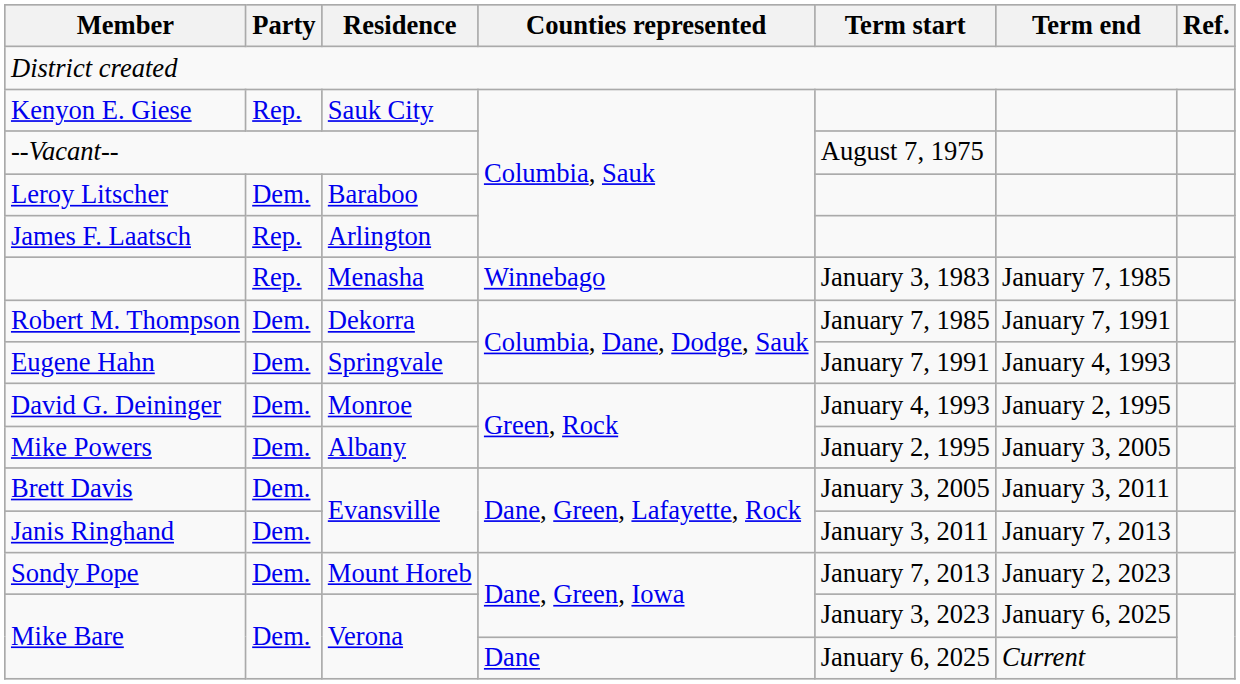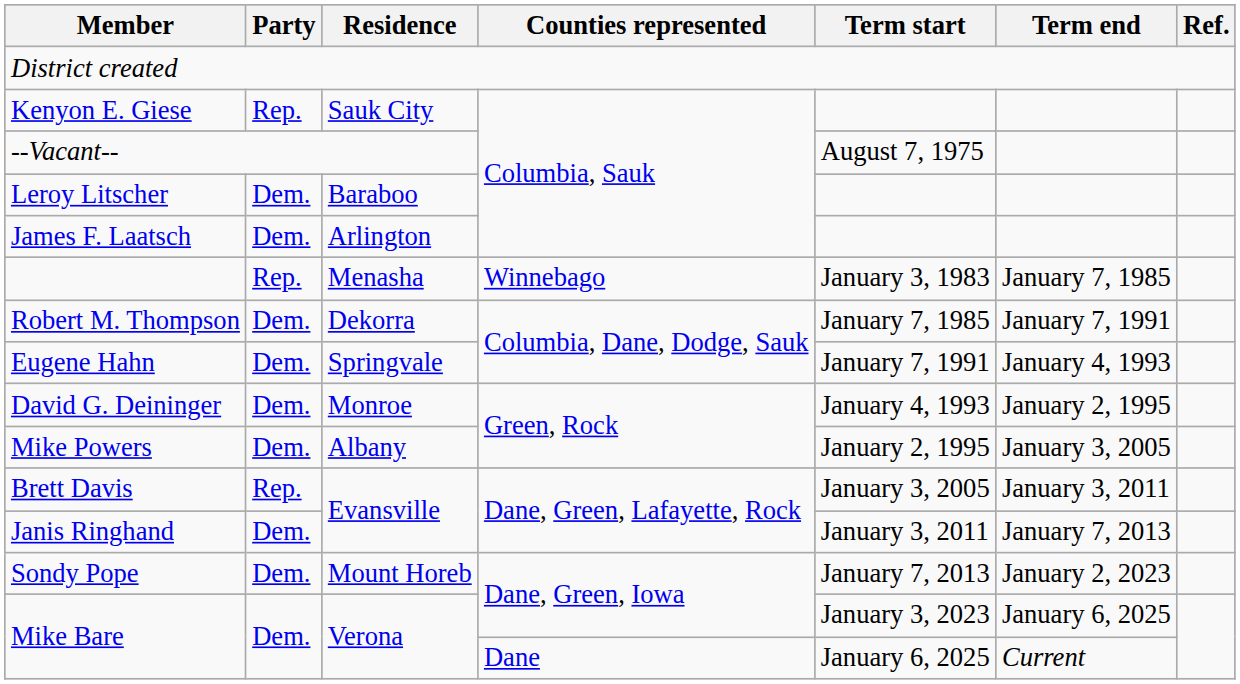(277, 236) Rep. -> (281, 236) Dem.
(281, 488) Dem. -> (277, 488) Rep.
